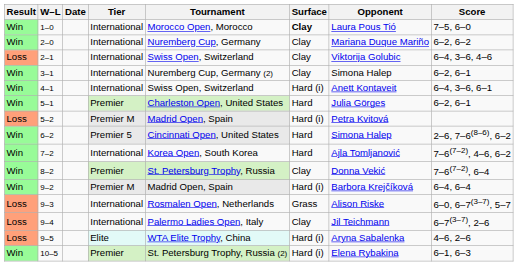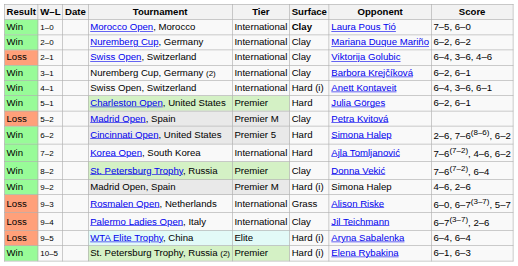columns swapped: (217, 12) <-> (117, 12)
(361, 73) Simona Halep -> (372, 73) Barbora Krejčíková
(308, 118) Hard (i) -> (301, 118) Clay
(372, 187) Barbora Krejčíková -> (361, 187) Simona Halep
(452, 187) 6–4, 6–4 -> (452, 187) 4–6, 2–6
(452, 238) 4–6, 2–6 -> (452, 238) 6–4, 6–4
